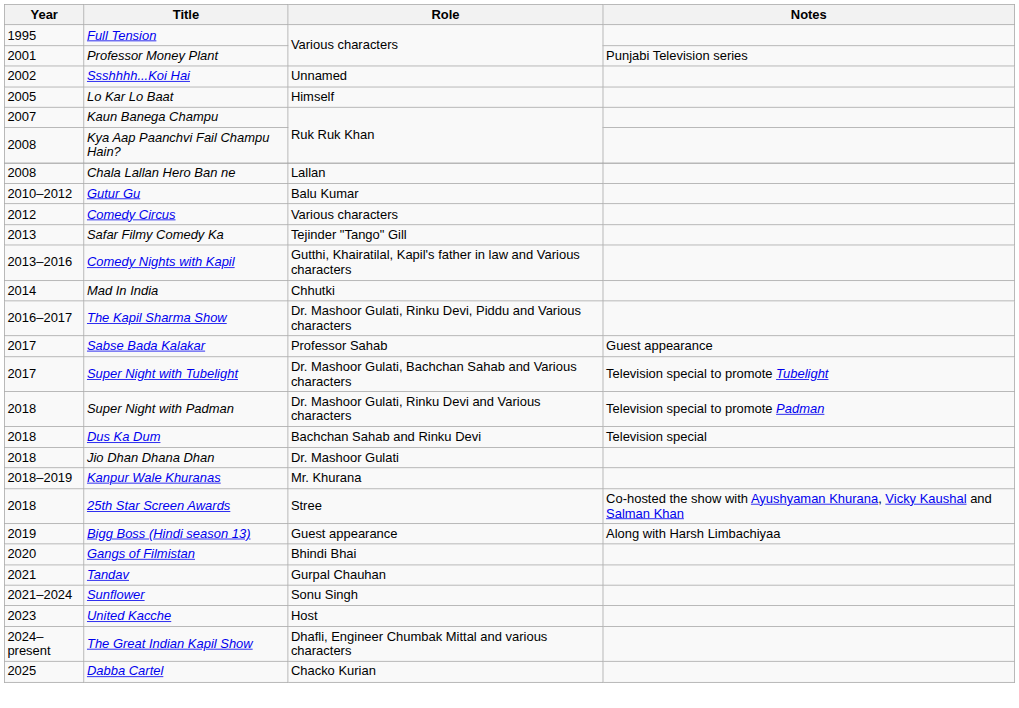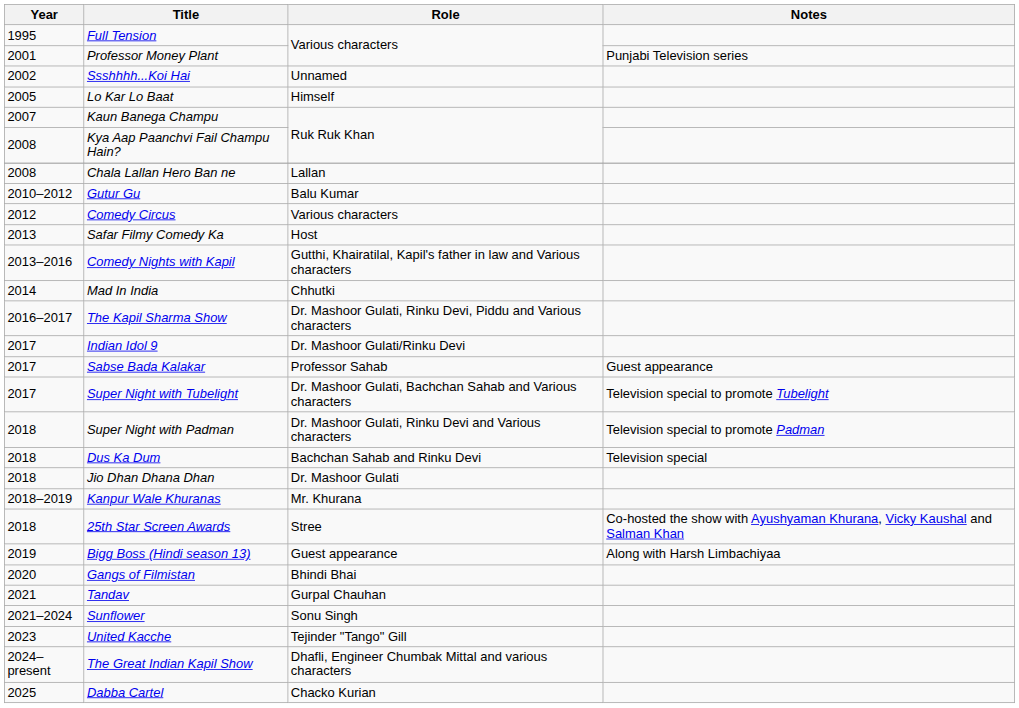(349, 234) Tejinder "Tango" Gill -> (304, 234) Host
+ row: (122, 346)
(304, 616) Host -> (349, 636) Tejinder "Tango" Gill
